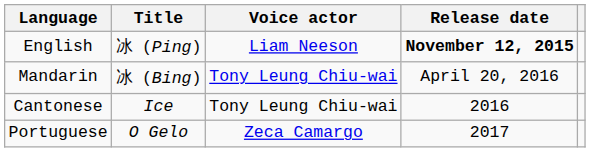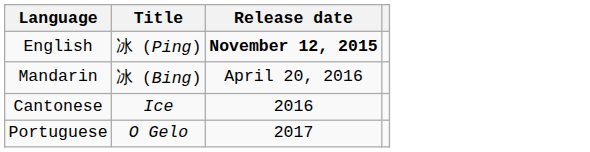- column: (303, 18)
